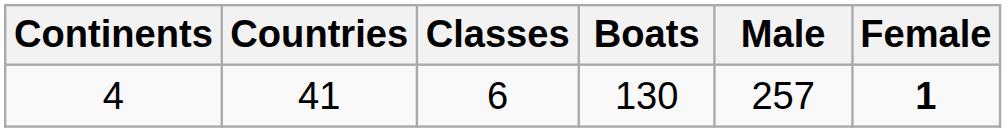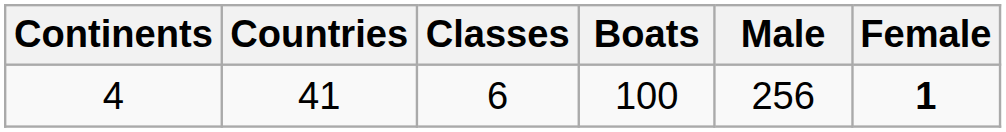(647, 95) 130 -> (647, 95) 100
(783, 95) 257 -> (783, 95) 256
